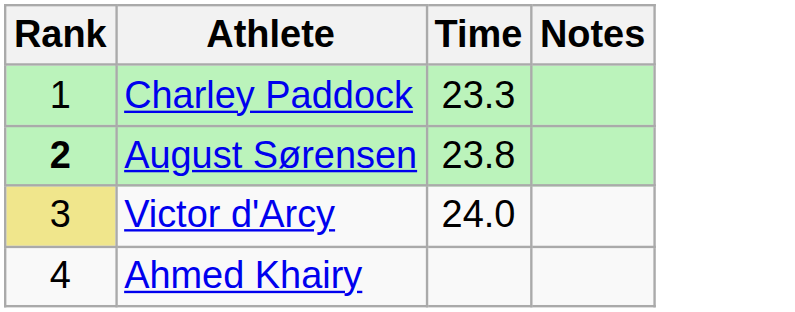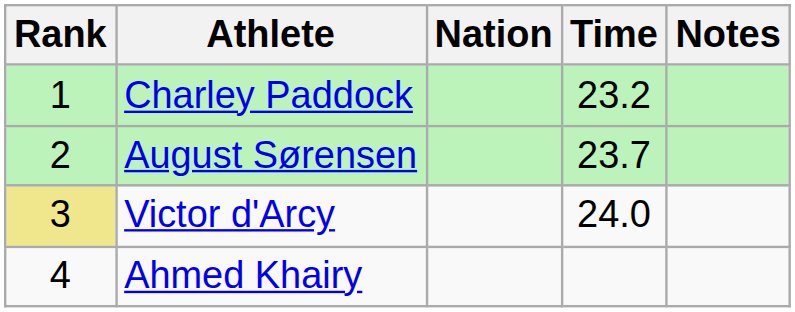+ column: (494, 34)
(478, 94) 23.3 -> (614, 94) 23.2
(60, 154) bold -> (60, 154) normal
(478, 154) 23.8 -> (614, 154) 23.7
